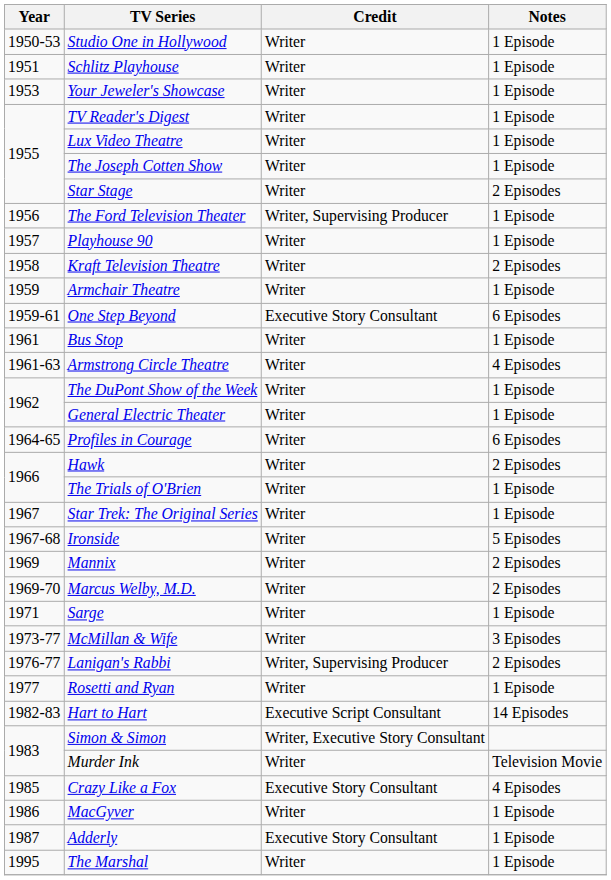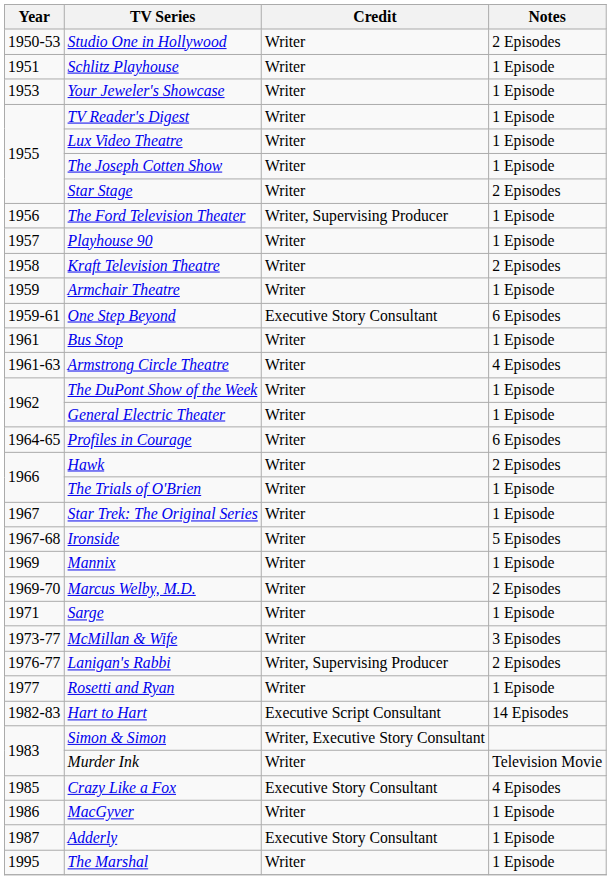(523, 41) 1 Episode -> (526, 41) 2 Episodes
(526, 564) 2 Episodes -> (523, 564) 1 Episode
